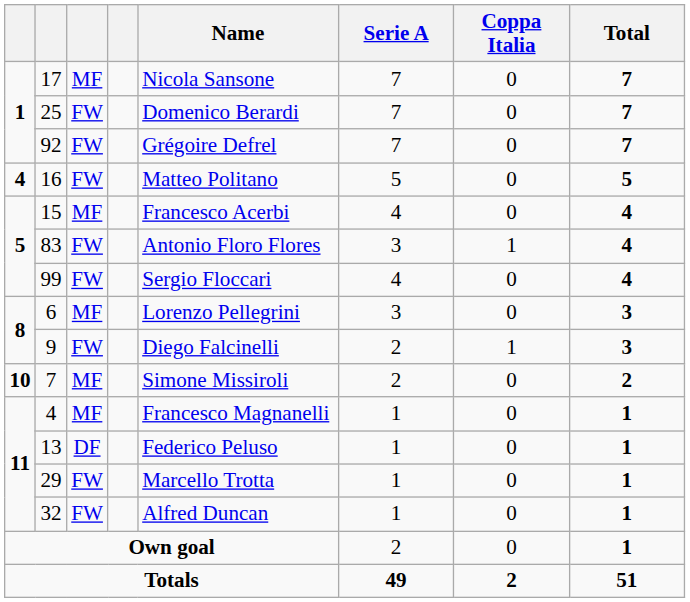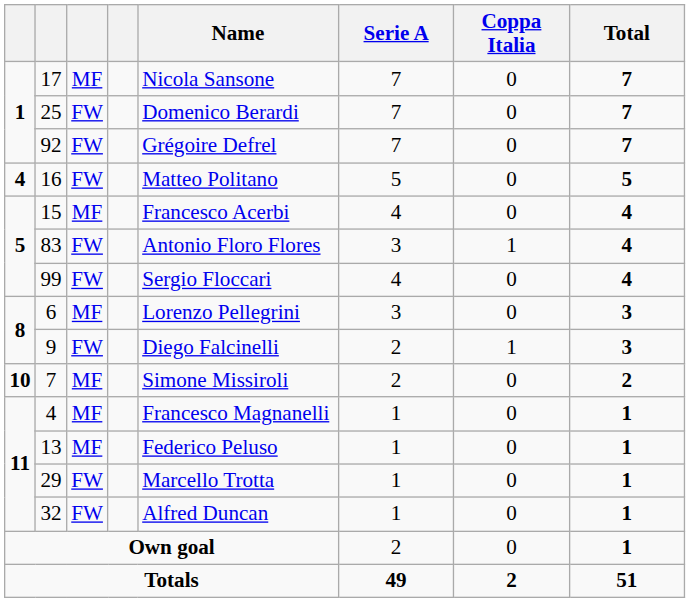(87, 446) DF -> (87, 446) MF
